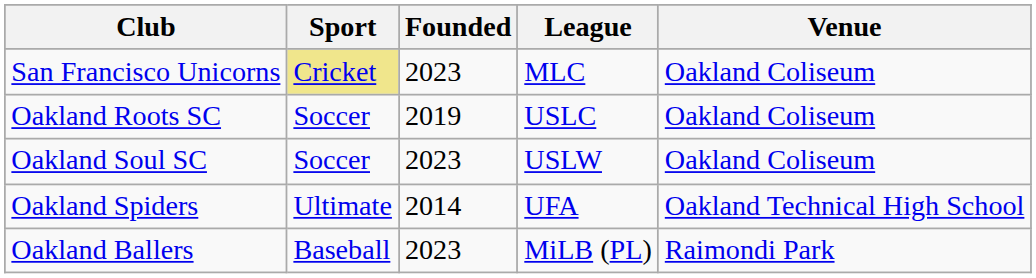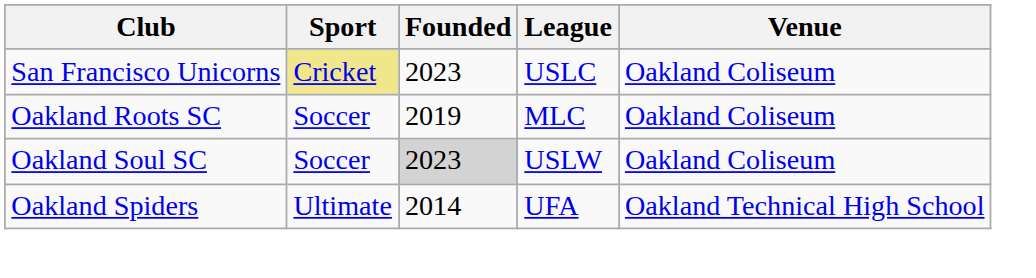(555, 71) MLC -> (560, 71) USLC
(560, 116) USLC -> (555, 116) MLC
(433, 160) no background -> (433, 160) lightgrey background
- row: (102, 250)
